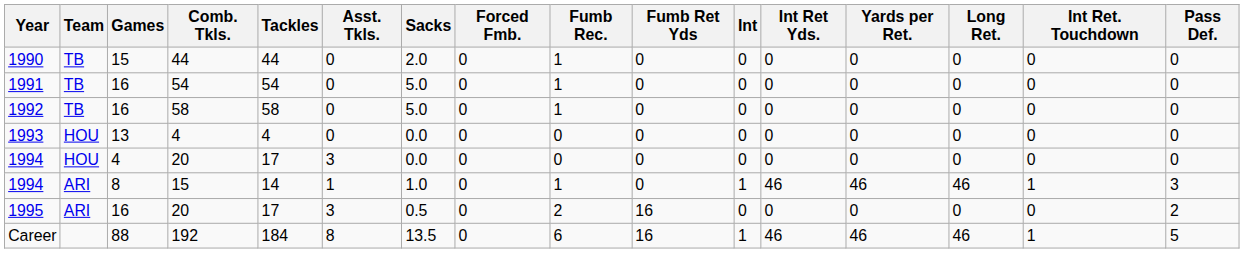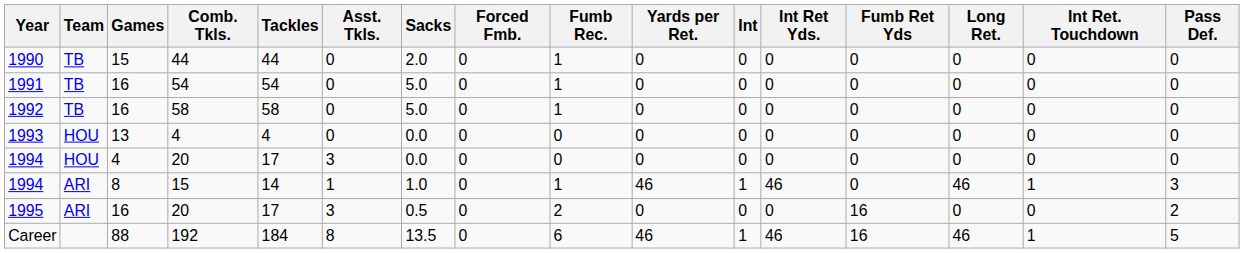columns swapped: (683, 25) <-> (897, 25)
